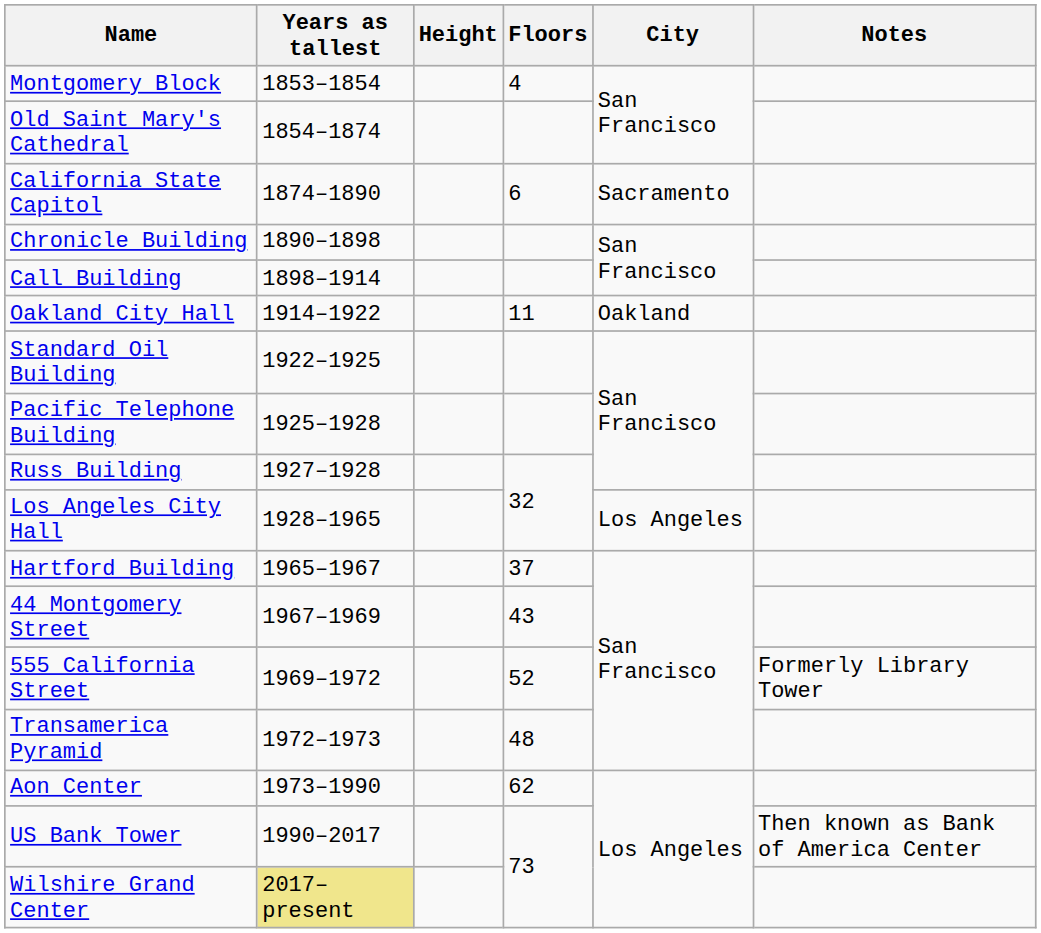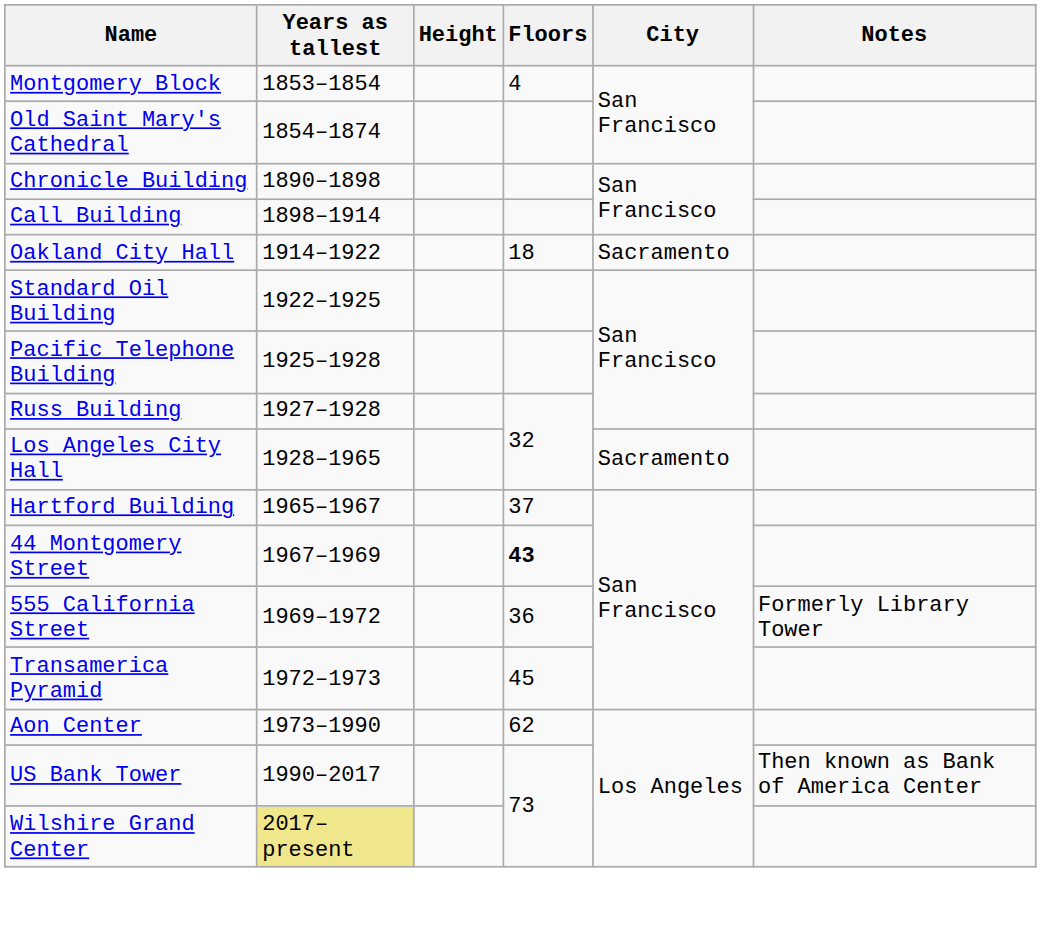- row: (116, 194)
(521, 314) 11 -> (521, 252) 18
(644, 314) Oakland -> (664, 252) Sacramento
(670, 520) Los Angeles -> (664, 459) Sacramento
(521, 617) normal -> (521, 556) bold
(521, 678) 52 -> (521, 617) 36
(521, 740) 48 -> (521, 678) 45
